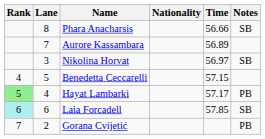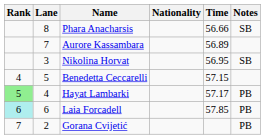(217, 61) 56.97 -> (217, 61) 56.95
(246, 110) SB -> (246, 110) PB
